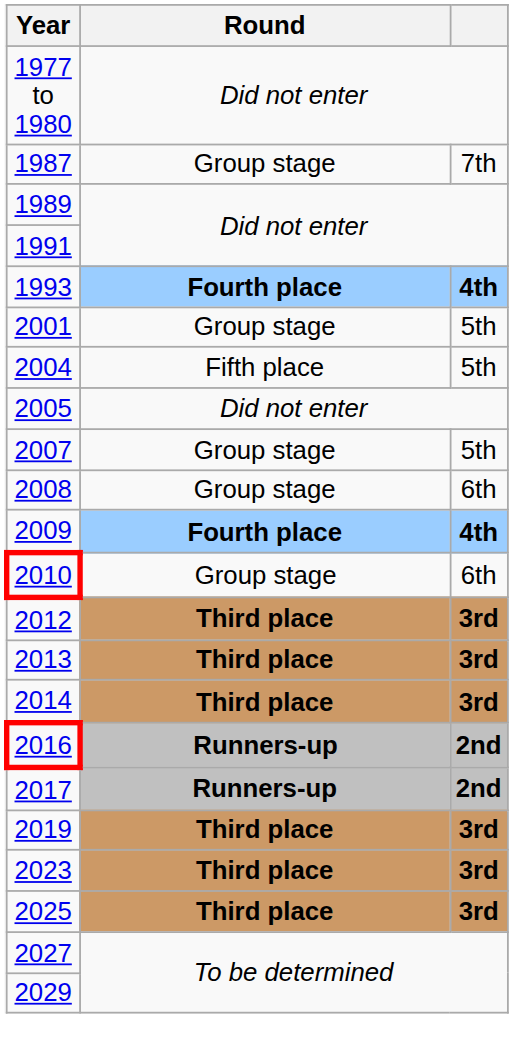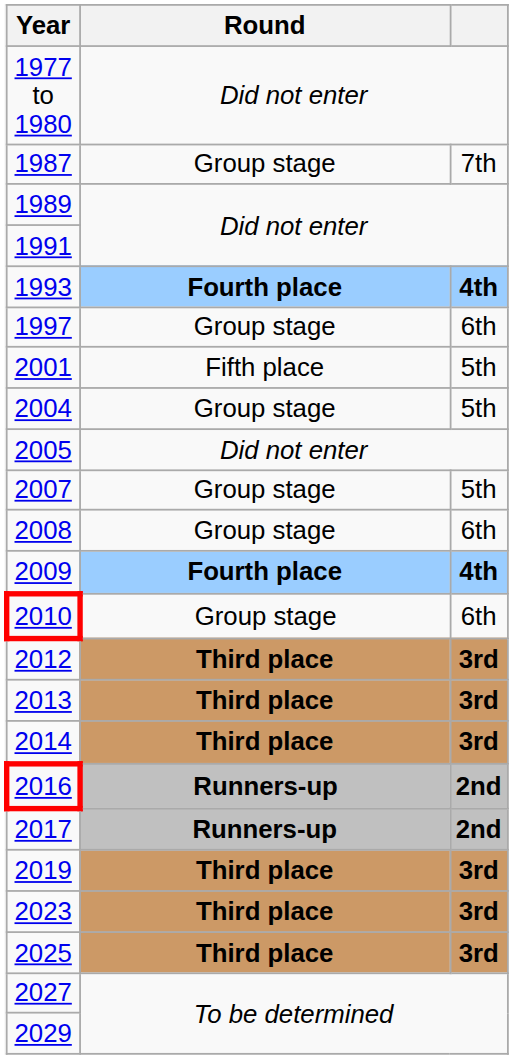+ row: (43, 327)
(265, 327) Group stage -> (265, 368) Fifth place
(265, 368) Fifth place -> (265, 409) Group stage
